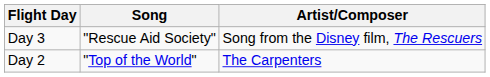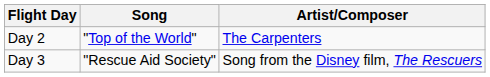rows swapped: (26, 60) <-> (26, 38)
